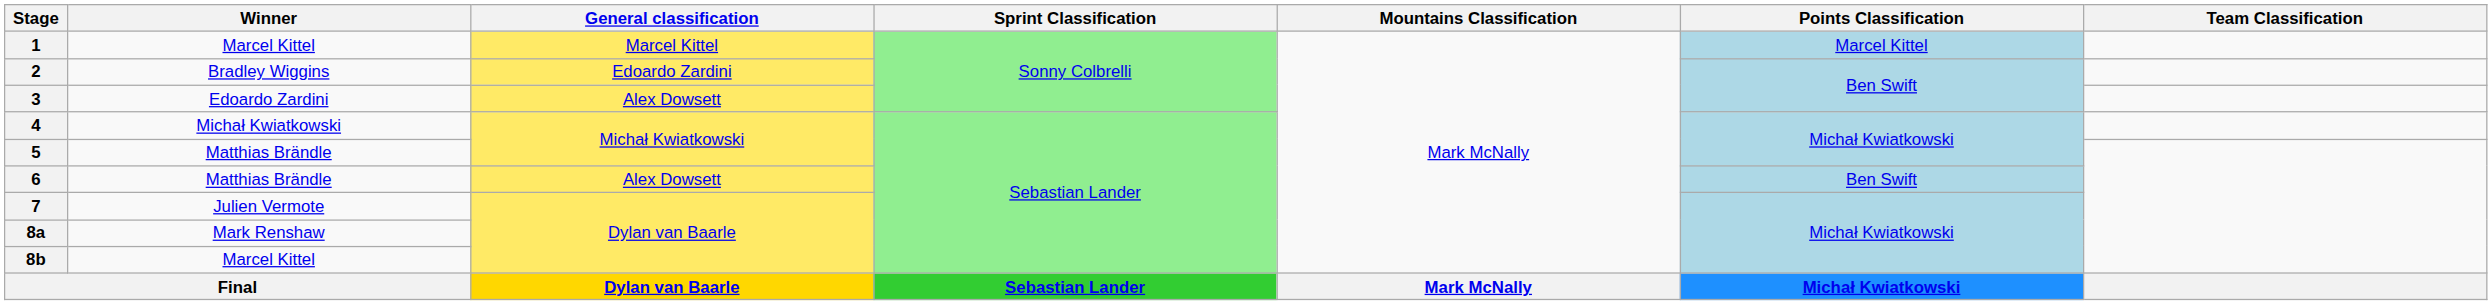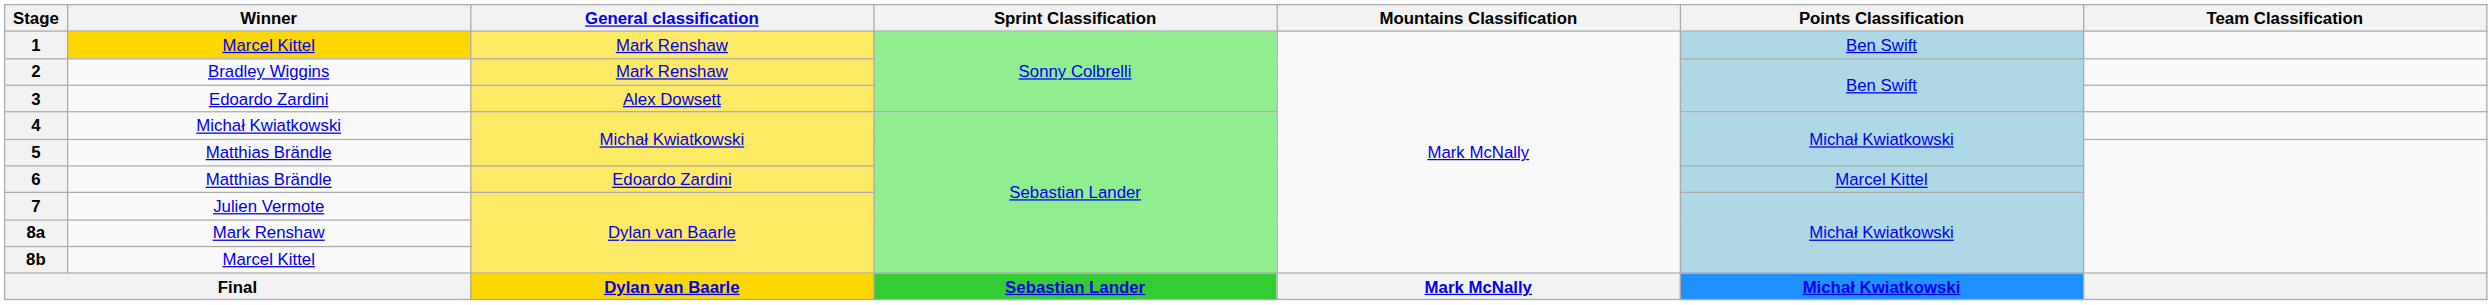(269, 45) no background -> (269, 45) gold background
(672, 45) Marcel Kittel -> (672, 45) Mark Renshaw
(1881, 45) Marcel Kittel -> (1881, 45) Ben Swift
(672, 72) Edoardo Zardini -> (672, 72) Mark Renshaw
(672, 180) Alex Dowsett -> (672, 180) Edoardo Zardini
(1881, 180) Ben Swift -> (1881, 180) Marcel Kittel
